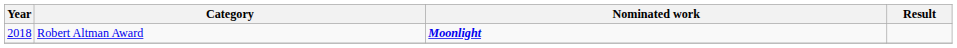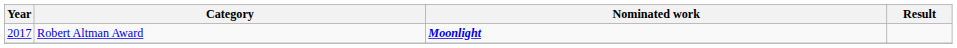(19, 33) 2018 -> (19, 33) 2017
